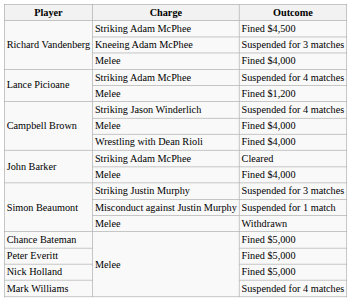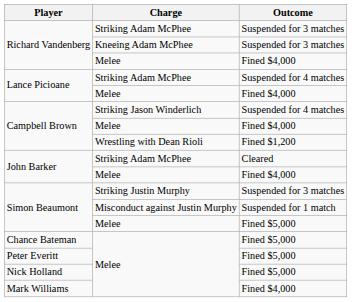(269, 28) Fined $4,500 -> (293, 28) Suspended for 3 matches
(269, 93) Fined $1,200 -> (269, 93) Fined $4,000
(269, 142) Fined $4,000 -> (269, 142) Fined $1,200
(264, 223) Withdrawn -> (269, 223) Fined $5,000
(293, 288) Suspended for 4 matches -> (269, 288) Fined $4,000
